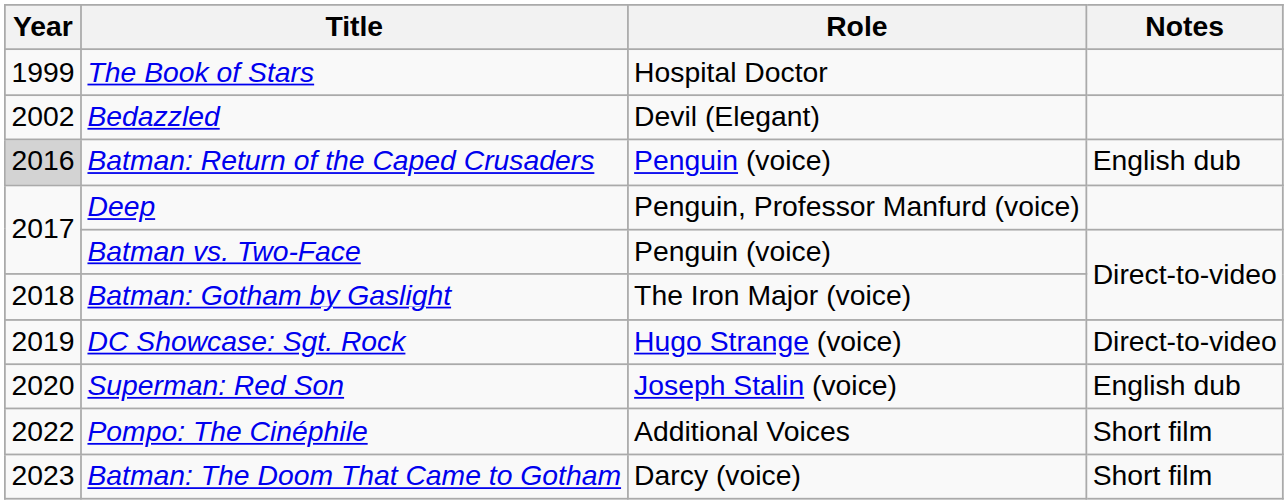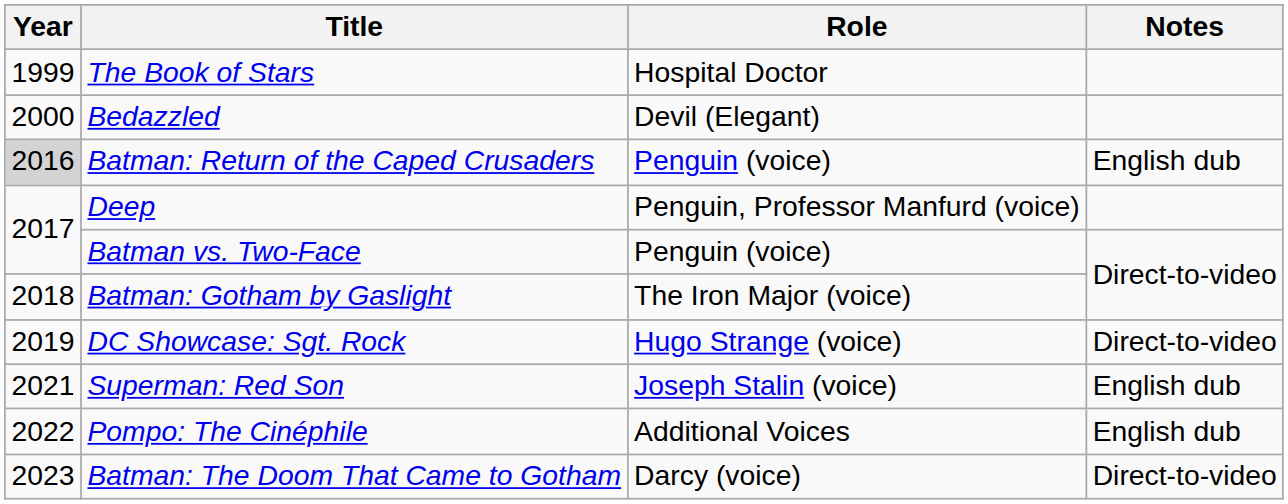(43, 116) 2002 -> (43, 116) 2000
(43, 386) 2020 -> (43, 386) 2021
(1152, 431) Short film -> (1167, 431) English dub
(1152, 476) Short film -> (1185, 476) Direct-to-video
